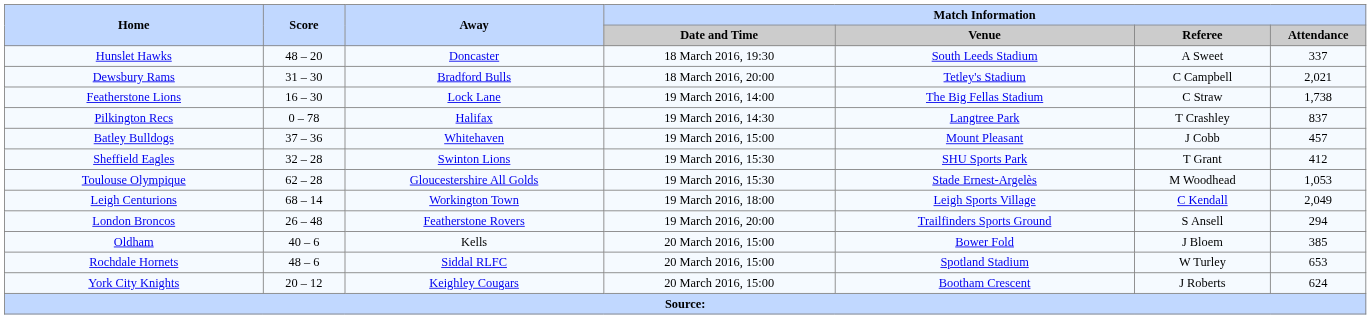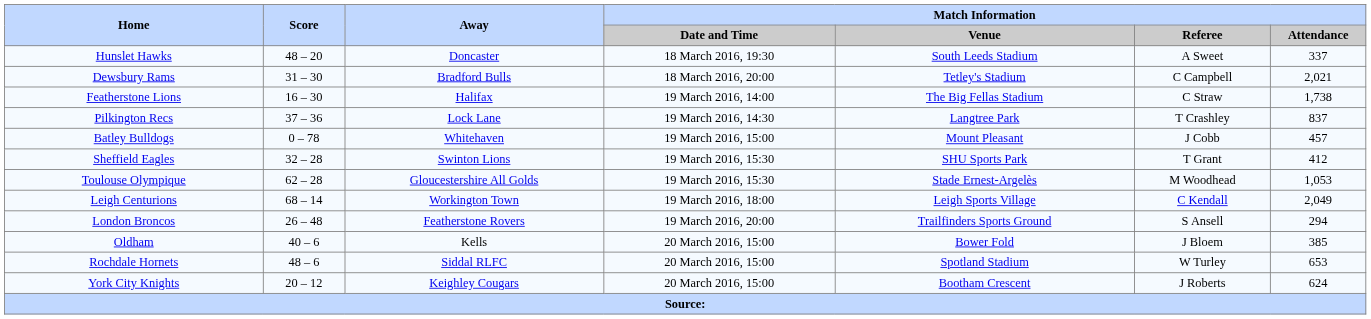(474, 97) Lock Lane -> (474, 97) Halifax
(304, 118) 0 – 78 -> (304, 118) 37 – 36
(474, 118) Halifax -> (474, 118) Lock Lane
(304, 138) 37 – 36 -> (304, 138) 0 – 78
